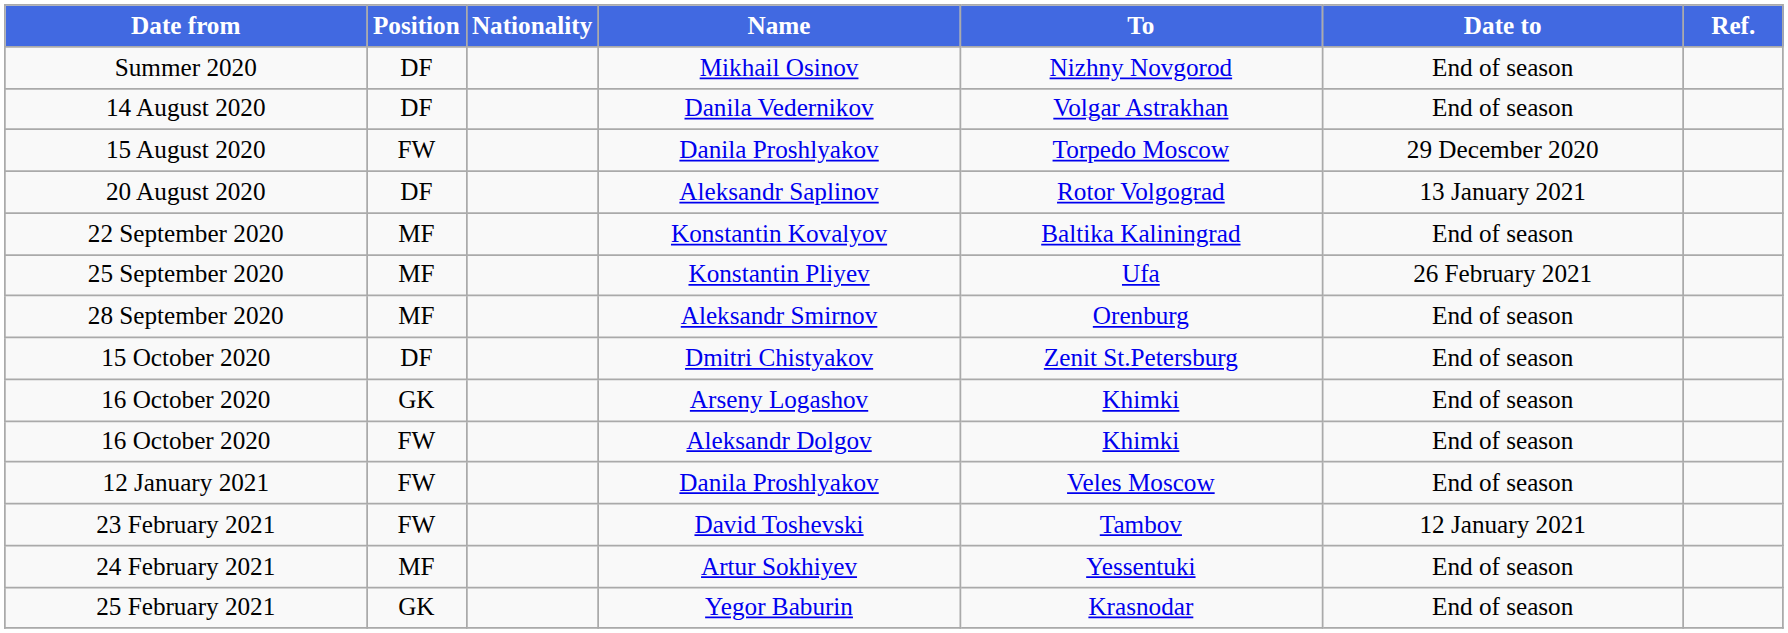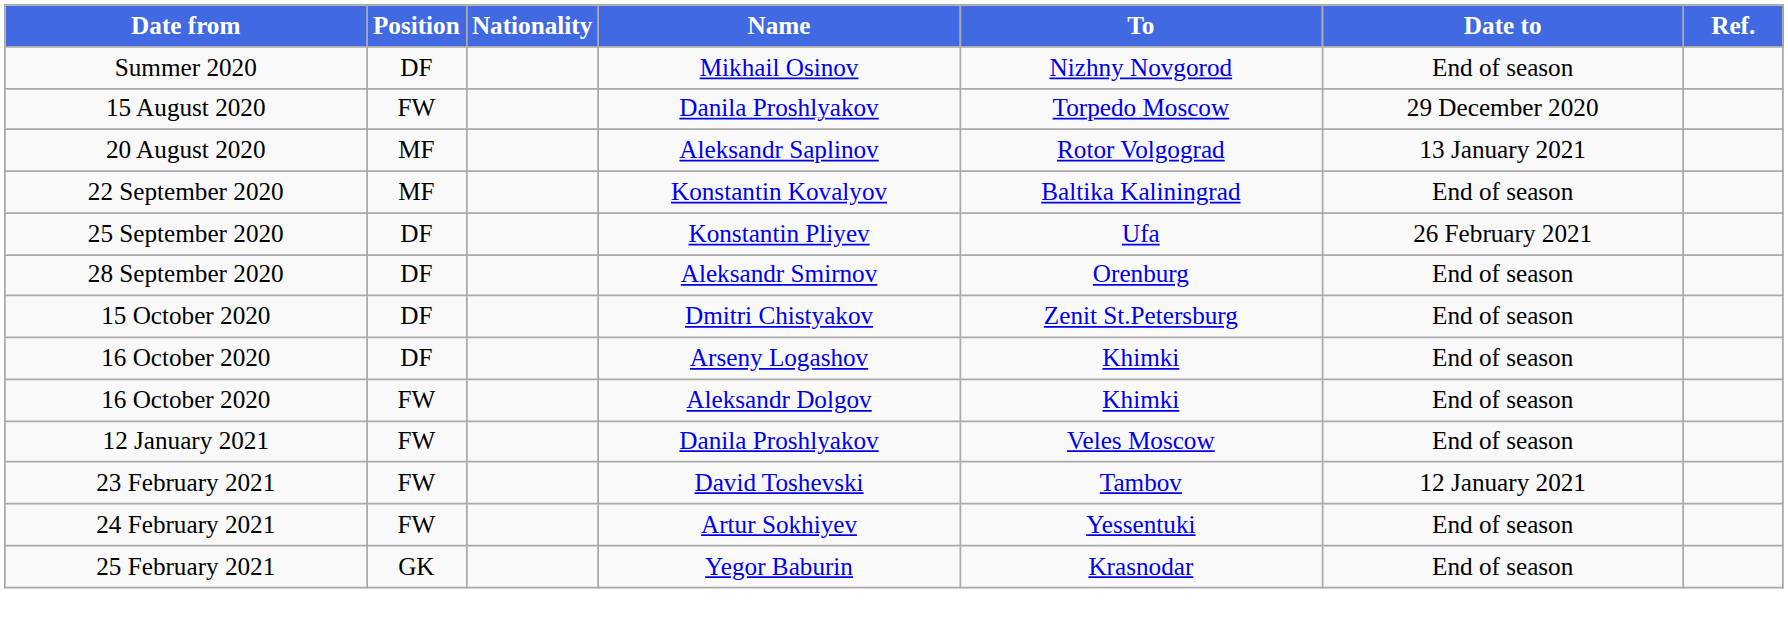- row: (186, 108)
(416, 191) DF -> (416, 150) MF
(416, 275) MF -> (416, 233) DF
(416, 316) MF -> (416, 275) DF
(416, 399) GK -> (416, 358) DF
(416, 565) MF -> (416, 524) FW
